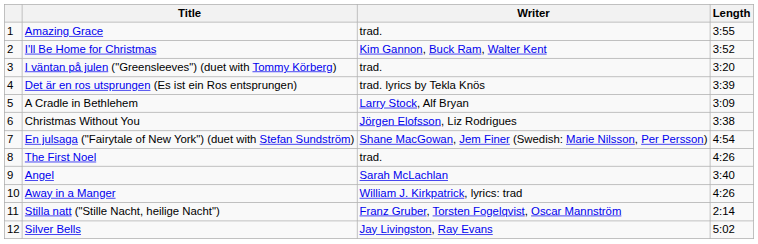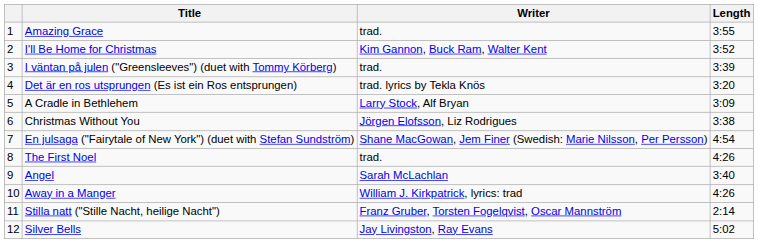(724, 67) 3:20 -> (724, 67) 3:39
(724, 85) 3:39 -> (724, 85) 3:20
